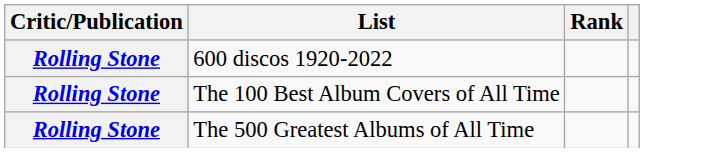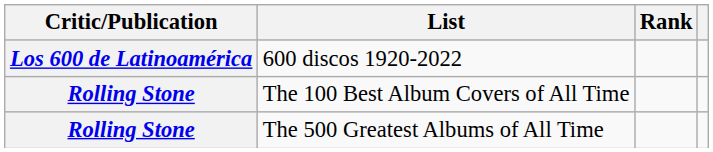(96, 58) Rolling Stone -> (131, 58) Los 600 de Latinoamérica
